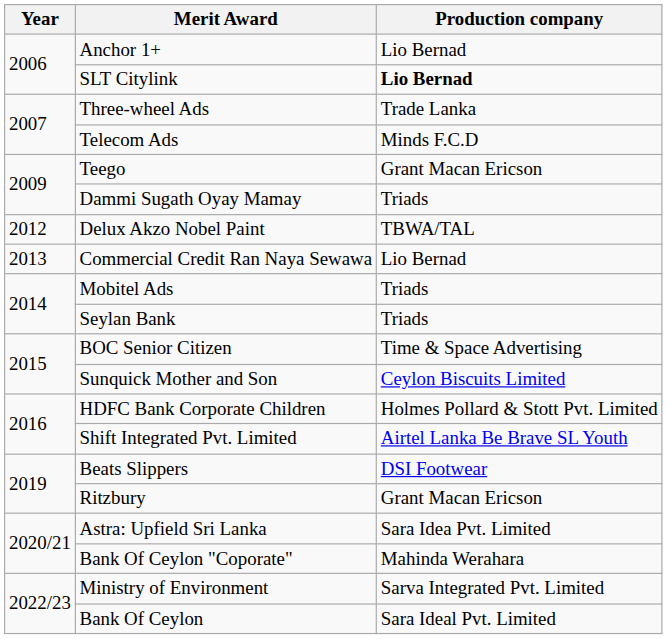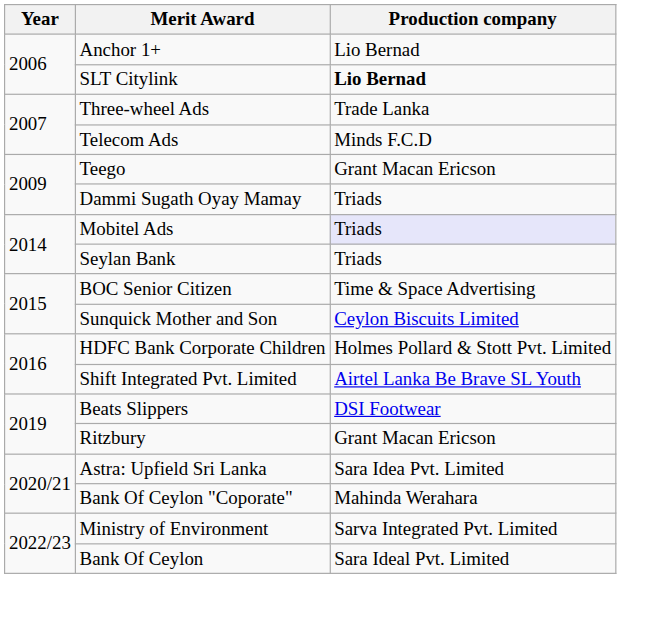- row: (172, 229)
- row: (226, 259)
(405, 288) no background -> (358, 229) lavender background
